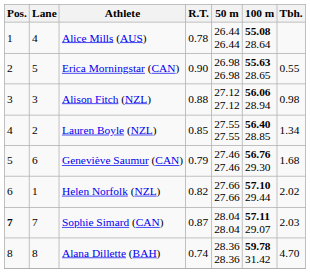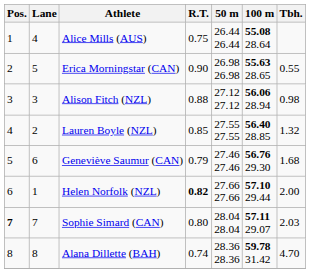(198, 37) 0.78 -> (198, 37) 0.75
(289, 130) 1.34 -> (289, 130) 1.32
(198, 191) normal -> (198, 191) bold
(289, 191) 2.02 -> (289, 191) 2.00
(198, 222) 0.87 -> (198, 222) 0.80
